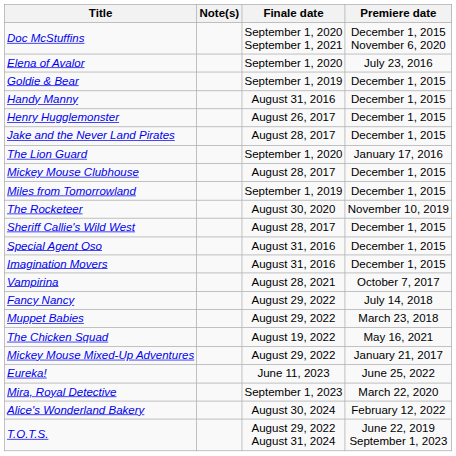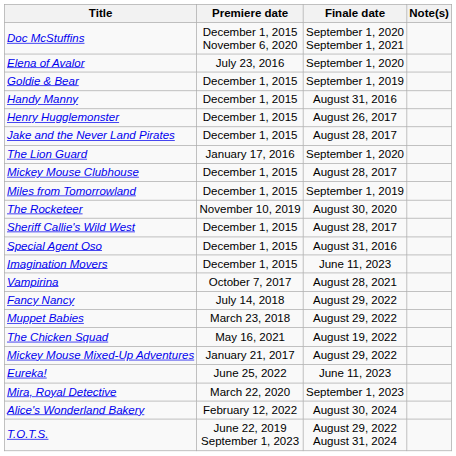columns swapped: (398, 13) <-> (219, 13)
(293, 264) August 31, 2016 -> (355, 264) June 11, 2023
